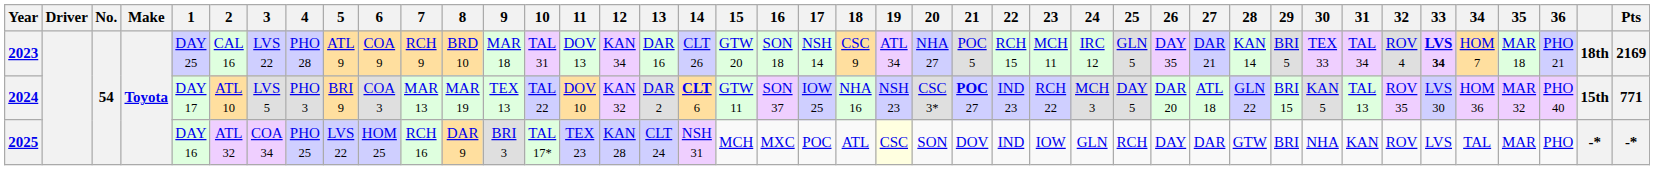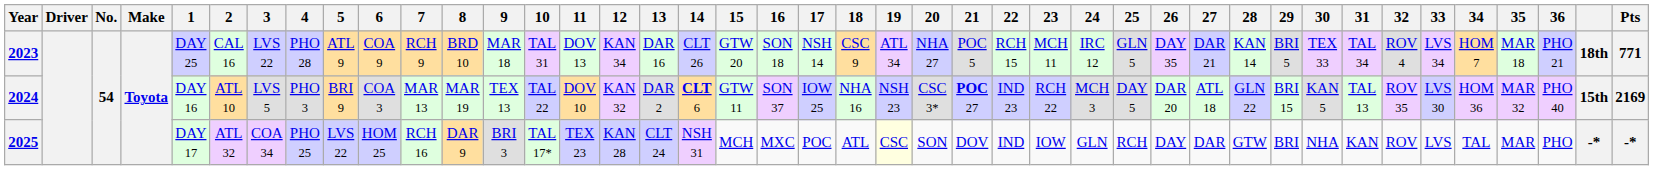(1439, 52) bold -> (1438, 52) normal
(1631, 52) 2169 -> (1630, 52) 771
(191, 96) DAY 17 -> (191, 96) DAY 16
(1631, 97) 771 -> (1630, 97) 2169
(191, 141) DAY 16 -> (191, 141) DAY 17
